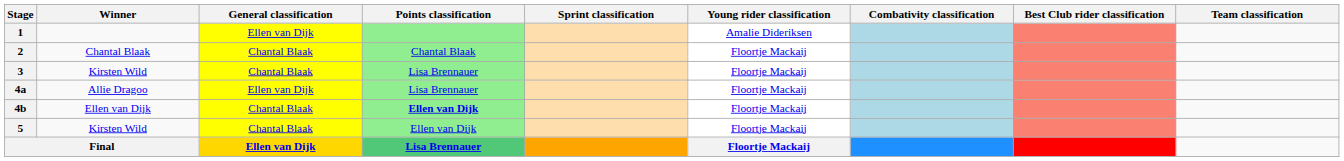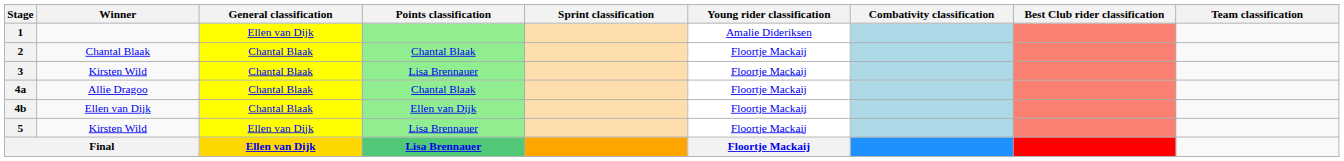(281, 90) Ellen van Dijk -> (281, 90) Chantal Blaak
(443, 90) Lisa Brennauer -> (443, 90) Chantal Blaak
(443, 109) bold -> (443, 109) normal
(281, 128) Chantal Blaak -> (281, 128) Ellen van Dijk
(443, 128) Ellen van Dijk -> (443, 128) Lisa Brennauer
